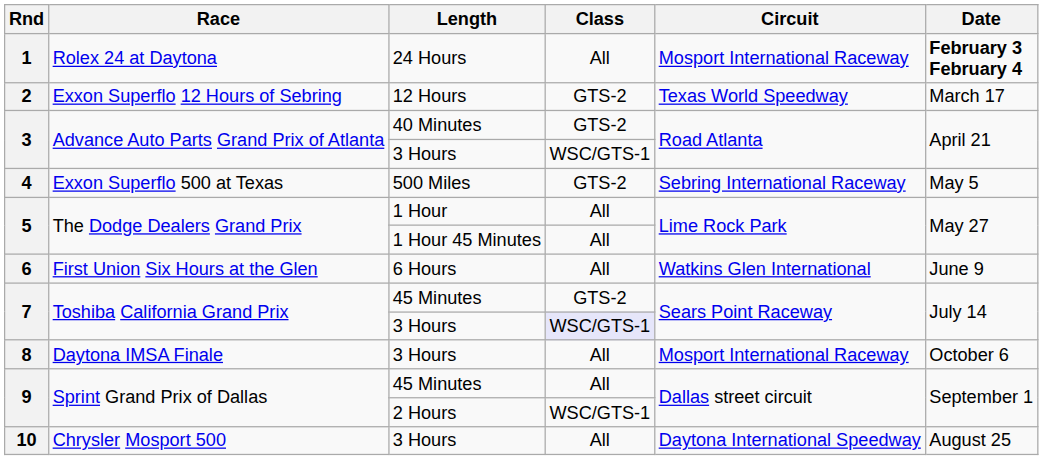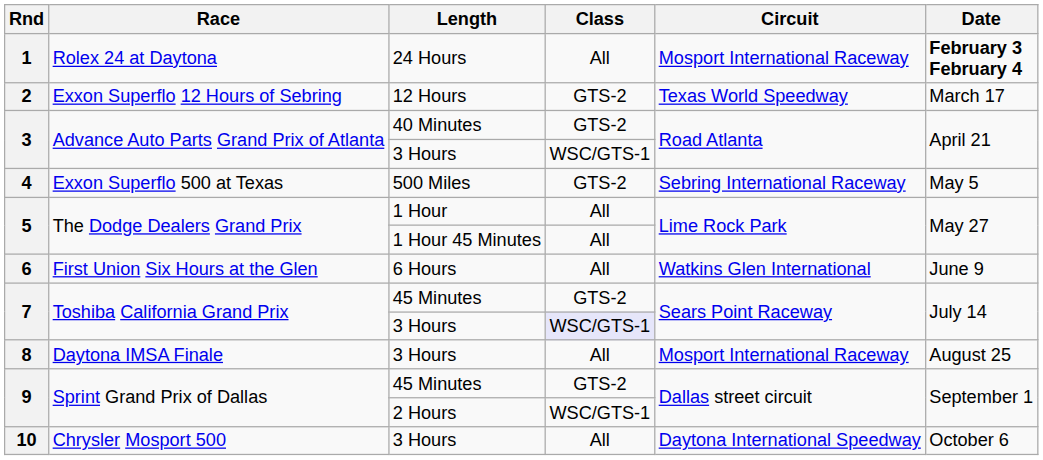(969, 355) October 6 -> (970, 355) August 25
(600, 383) All -> (600, 383) GTS-2
(970, 441) August 25 -> (969, 441) October 6
